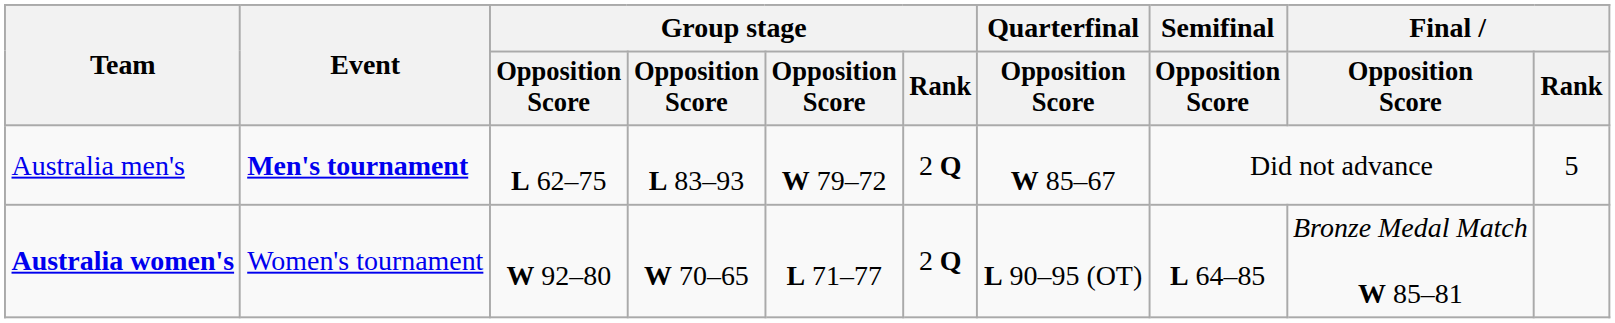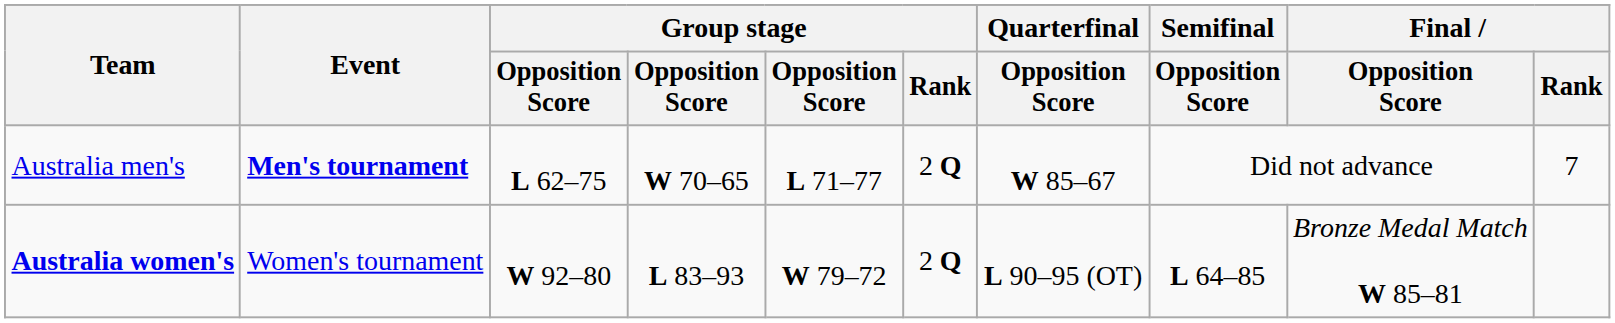(696, 181) L 83–93 -> (696, 181) W 70–65
(834, 181) W 79–72 -> (834, 181) L 71–77
(1571, 165) 5 -> (1571, 165) 7
(696, 277) W 70–65 -> (696, 277) L 83–93
(834, 277) L 71–77 -> (834, 277) W 79–72
